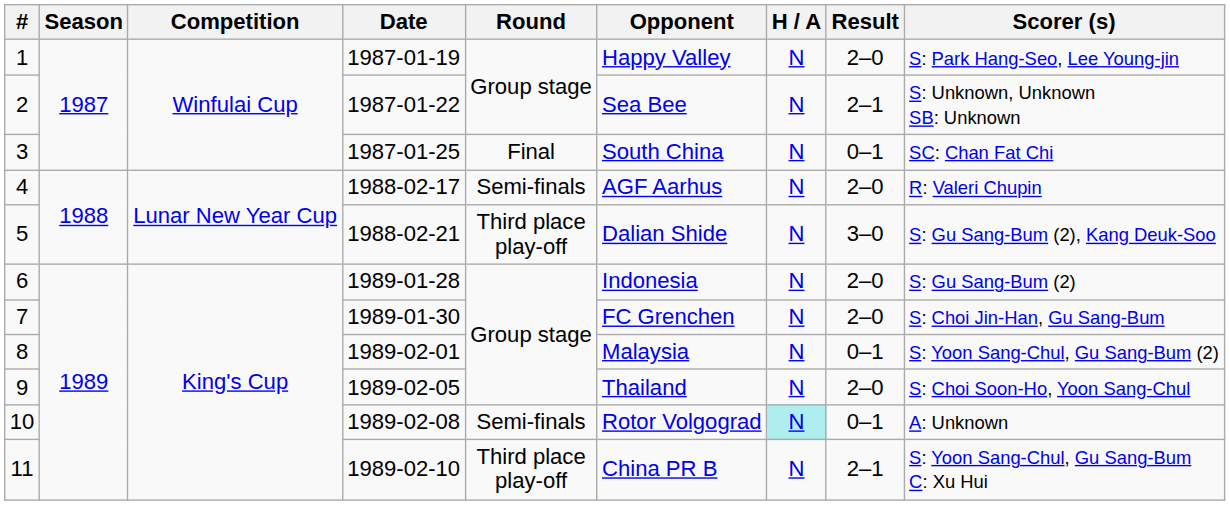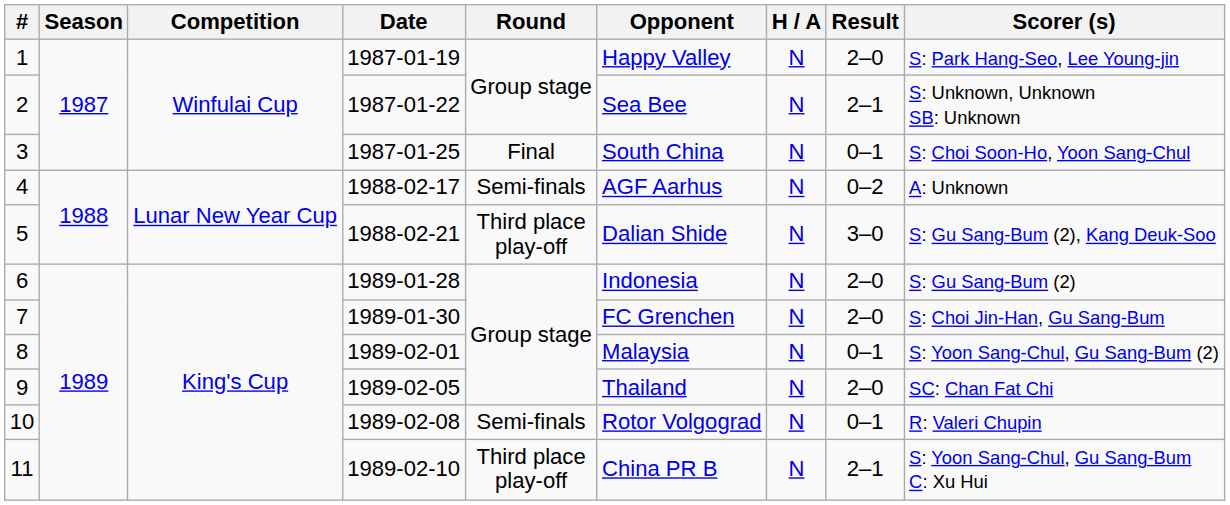(981, 153) SC: Chan Fat Chi -> (1050, 153) S: Choi Soon-Ho, Yoon Sang-Chul
(865, 186) 2–0 -> (865, 186) 0–2
(975, 188) R: Valeri Chupin -> (959, 188) A: Unknown
(1050, 388) S: Choi Soon-Ho, Yoon Sang-Chul -> (981, 388) SC: Chan Fat Chi
(797, 421) paleturquoise background -> (797, 421) no background
(959, 423) A: Unknown -> (975, 423) R: Valeri Chupin
